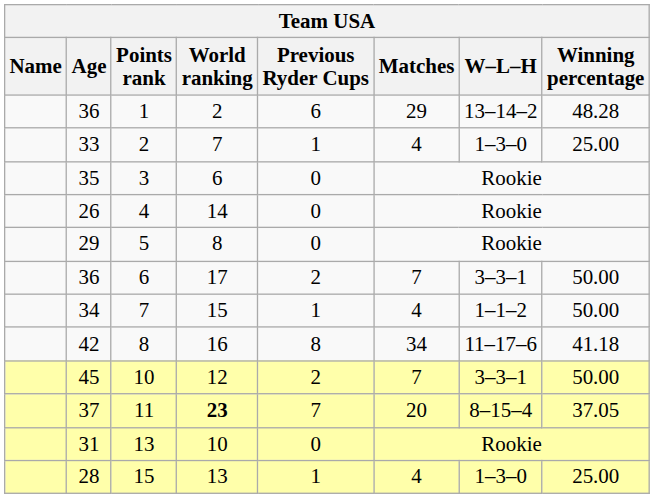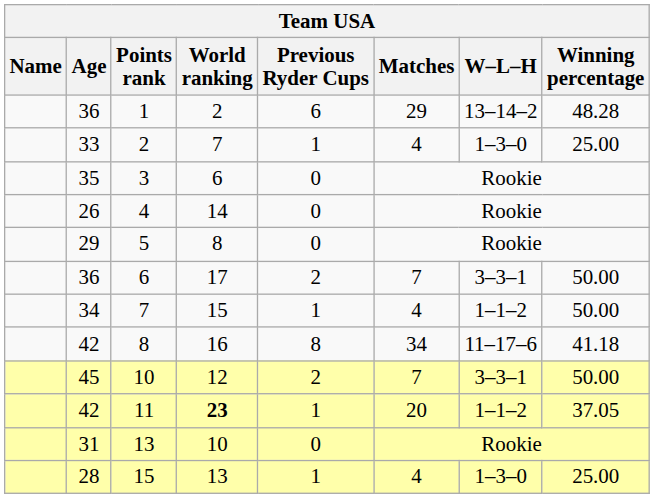(89, 410) 37 -> (89, 410) 42
(316, 410) 7 -> (316, 410) 1
(501, 410) 8–15–4 -> (501, 410) 1–1–2
